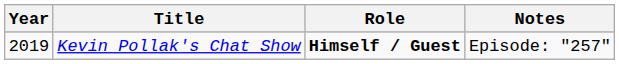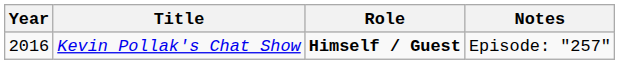(29, 46) 2019 -> (29, 46) 2016
